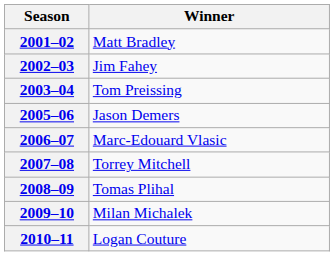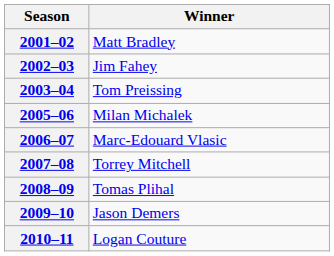(136, 115) Jason Demers -> (143, 115) Milan Michalek
(143, 213) Milan Michalek -> (136, 213) Jason Demers
